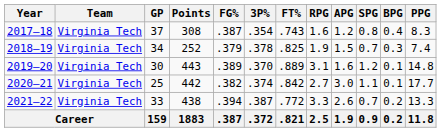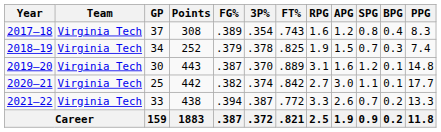(229, 31) .387 -> (229, 31) .389
(229, 66) .389 -> (229, 66) .387
